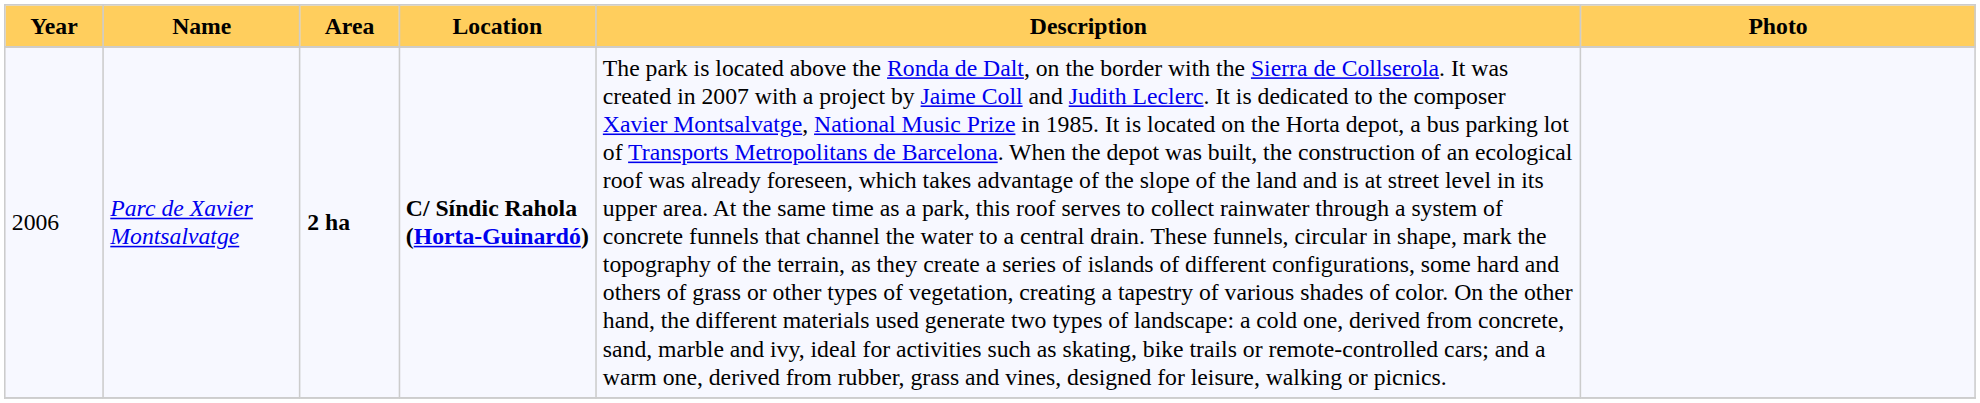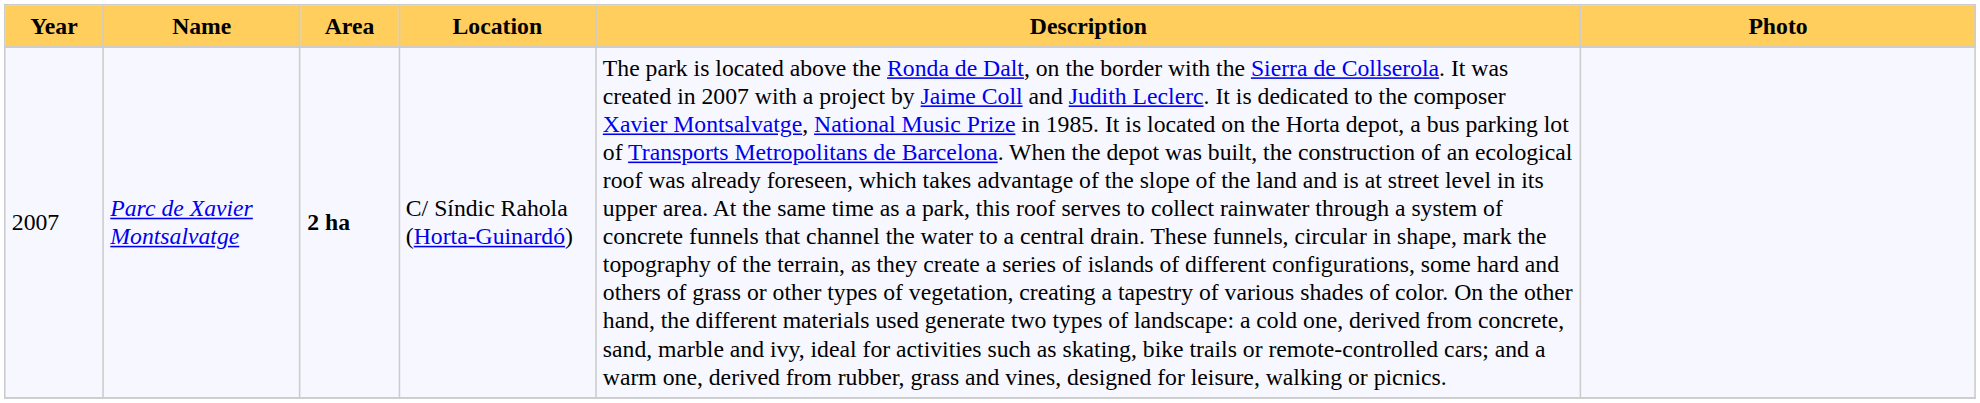(35, 222) 2006 -> (35, 222) 2007
(497, 222) bold -> (489, 222) normal
